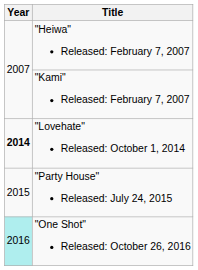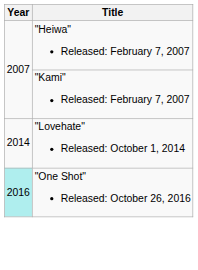(18, 143) bold -> (18, 143) normal
- row: (113, 187)
